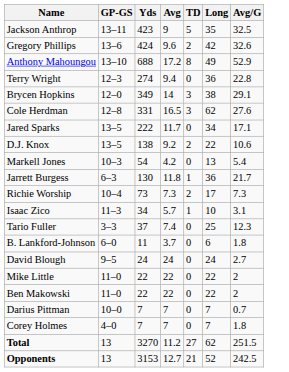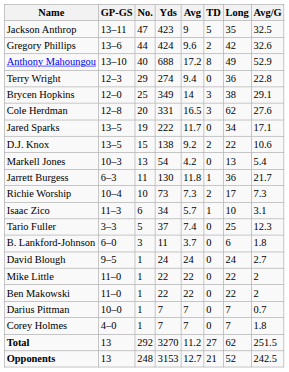+ column: (145, 12)
